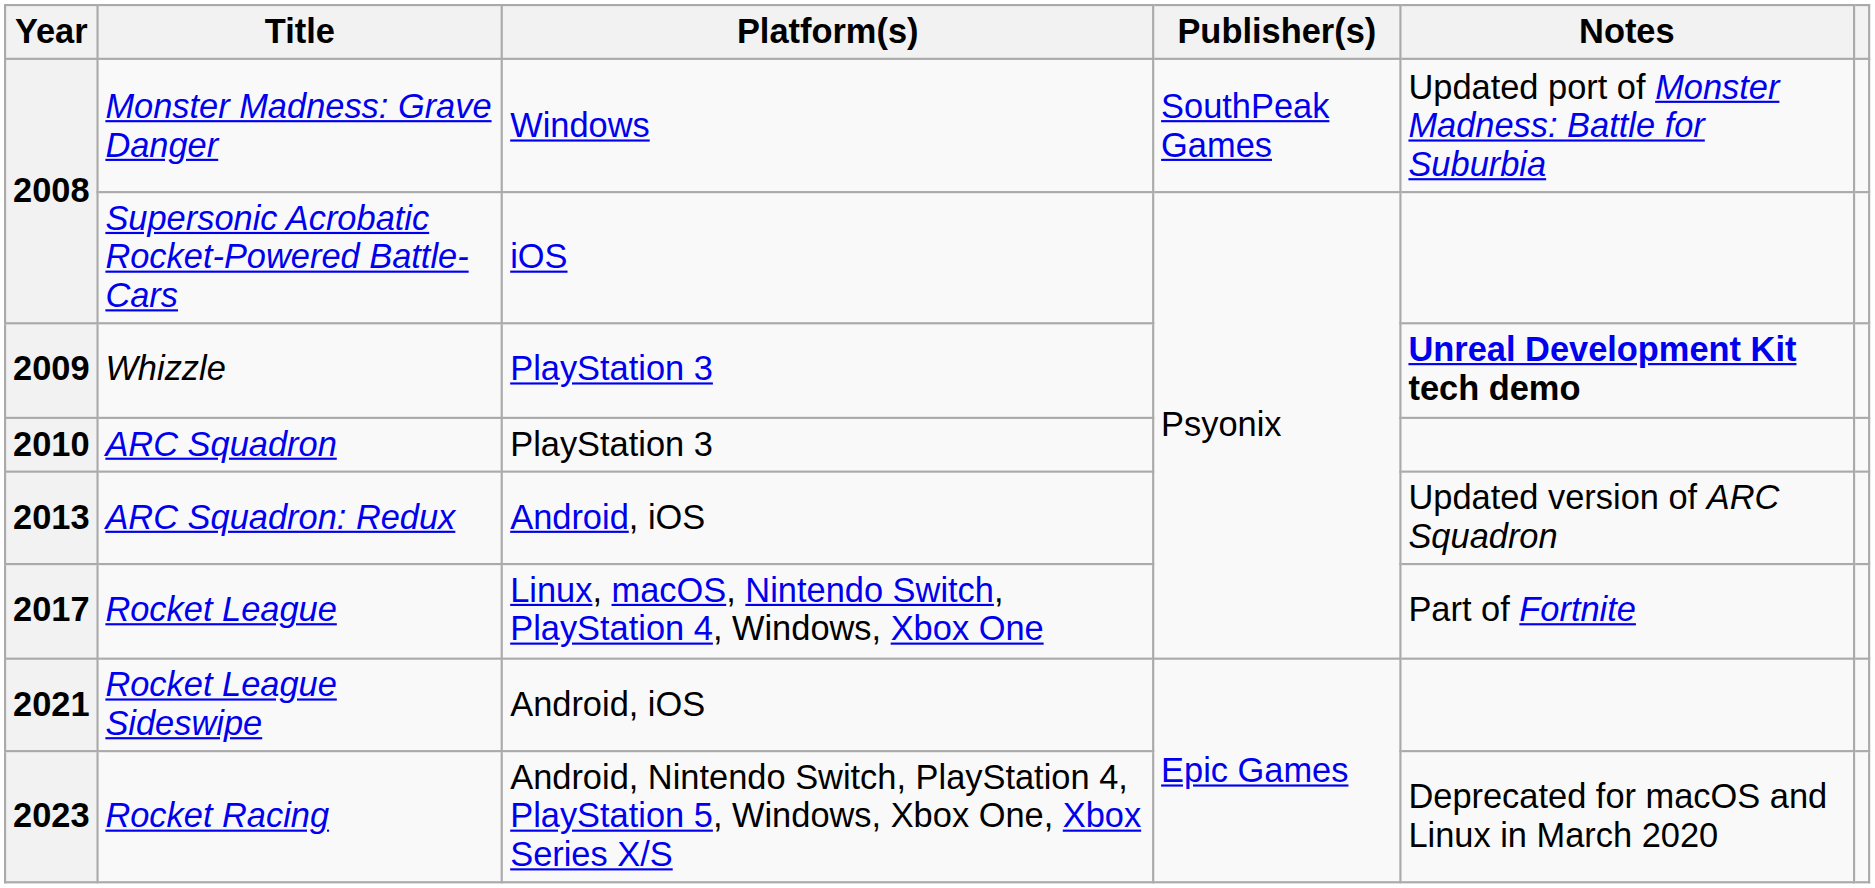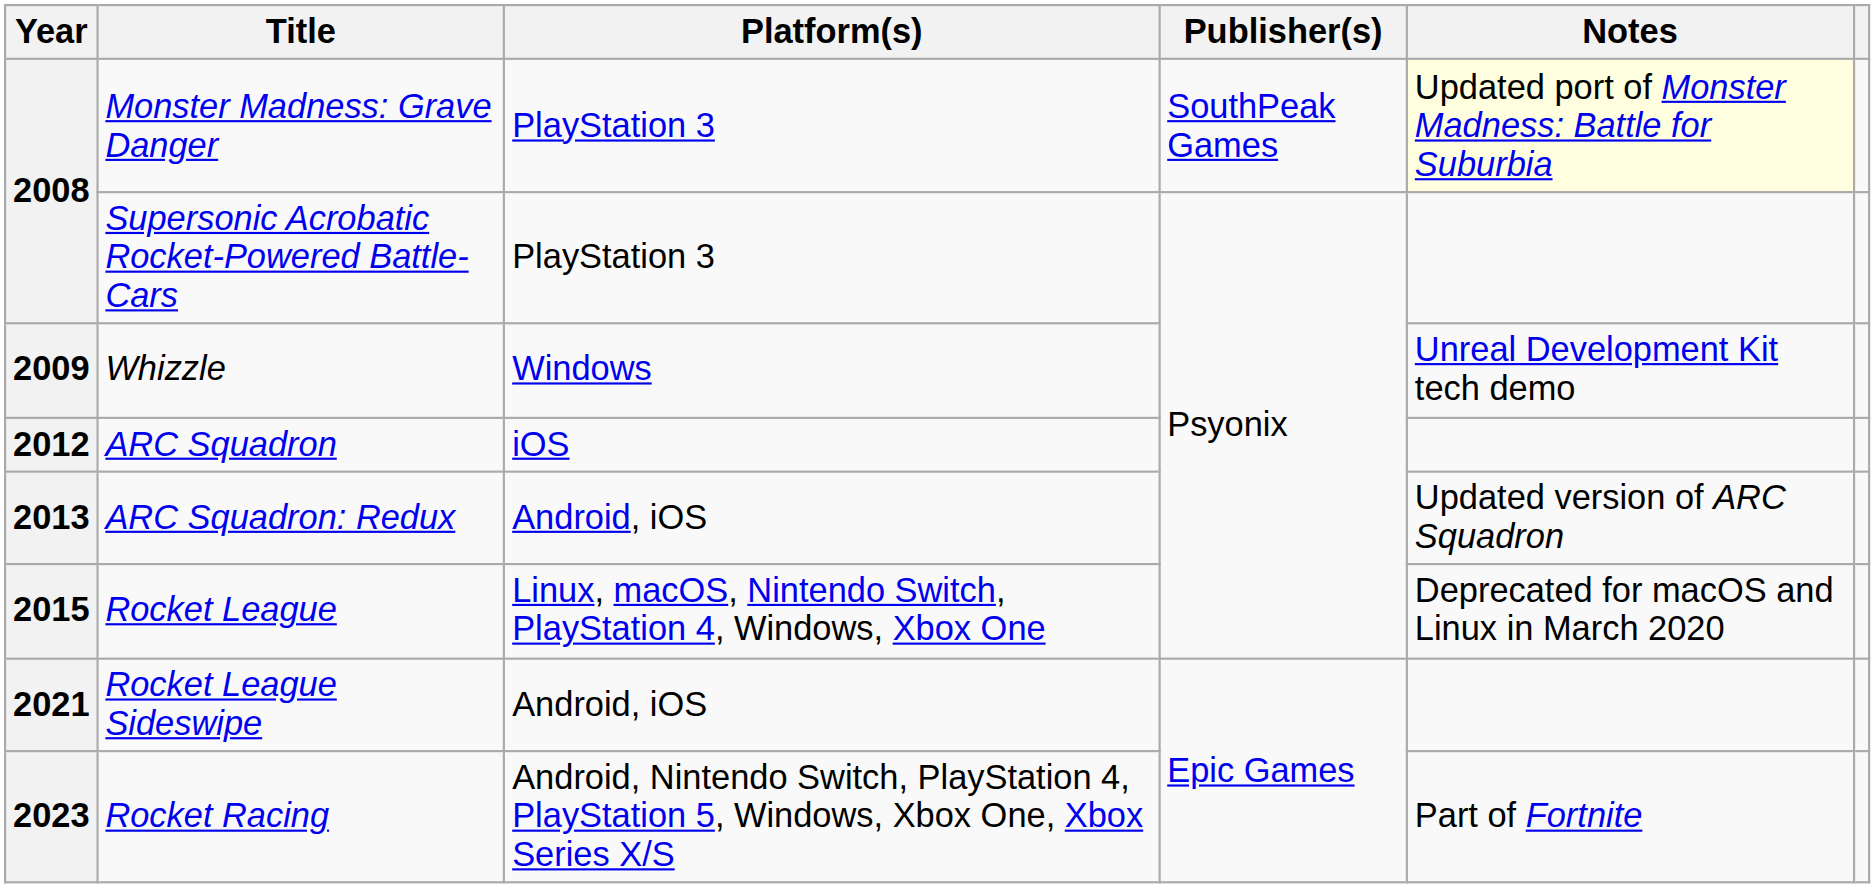(580, 125) Windows -> (614, 125) PlayStation 3
(1594, 125) no background -> (1600, 125) lightyellow background
(539, 256) iOS -> (614, 256) PlayStation 3
(612, 369) PlayStation 3 -> (582, 369) Windows
(1602, 369) bold -> (1596, 369) normal
(51, 443) 2010 -> (51, 443) 2012
(612, 443) PlayStation 3 -> (541, 443) iOS
(51, 610) 2017 -> (51, 610) 2015
(1522, 610) Part of Fortnite -> (1624, 610) Deprecated for macOS and Linux in March 2020
(1618, 816) Deprecated for macOS and Linux in March 2020 -> (1529, 816) Part of Fortnite
